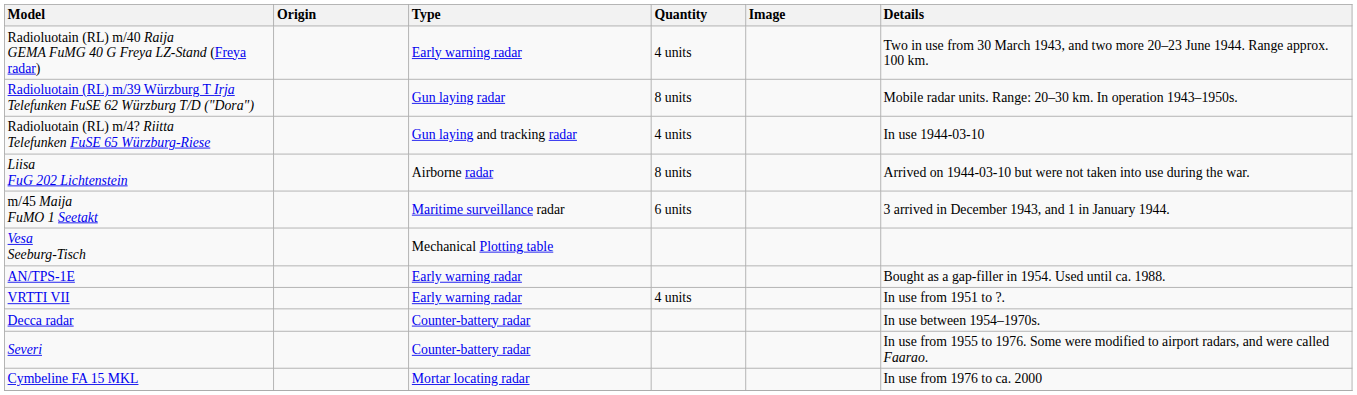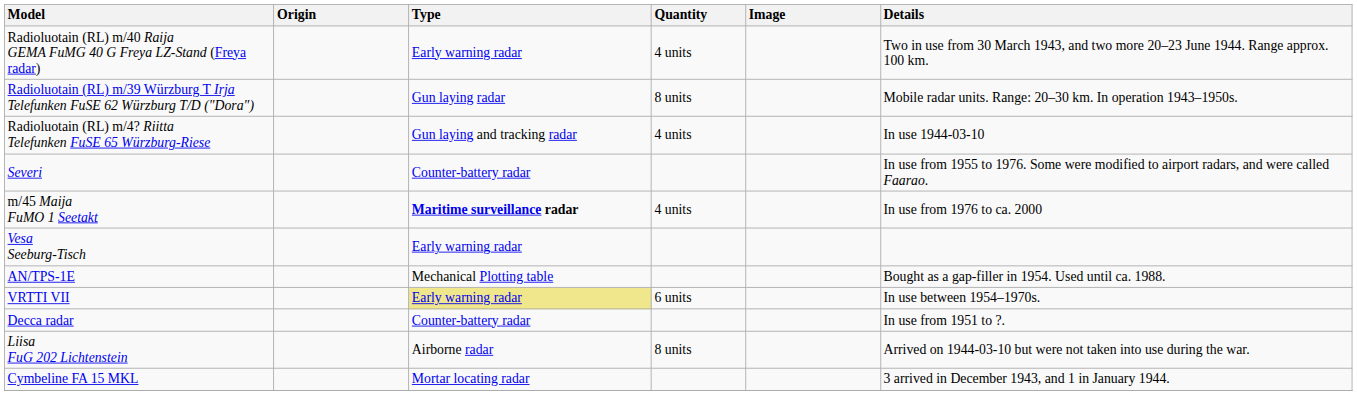rows swapped: (68, 172) <-> (25, 349)
(488, 209) normal -> (495, 209) bold
(673, 209) 6 units -> (673, 209) 4 units
(1027, 209) 3 arrived in December 1943, and 1 in January 1944. -> (963, 209) In use from 1976 to ca. 2000
(483, 246) Mechanical Plotting table -> (467, 246) Early warning radar
(467, 276) Early warning radar -> (483, 276) Mechanical Plotting table
(467, 298) no background -> (467, 298) khaki background
(673, 298) 4 units -> (673, 298) 6 units
(944, 298) In use from 1951 to ?. -> (962, 298) In use between 1954–1970s.
(962, 320) In use between 1954–1970s. -> (944, 320) In use from 1951 to ?.
(963, 379) In use from 1976 to ca. 2000 -> (1027, 379) 3 arrived in December 1943, and 1 in January 1944.
